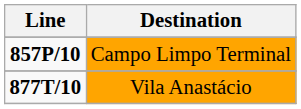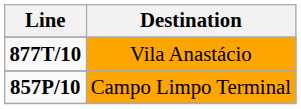rows swapped: (191, 53) <-> (191, 86)
